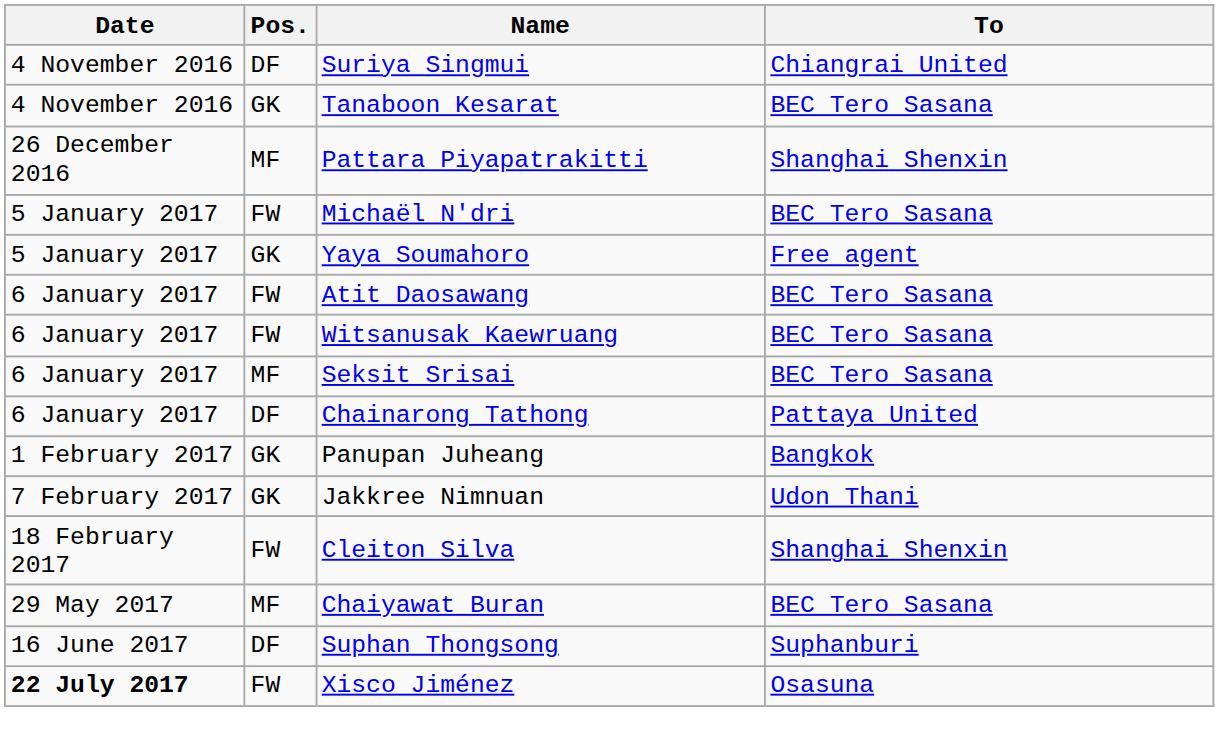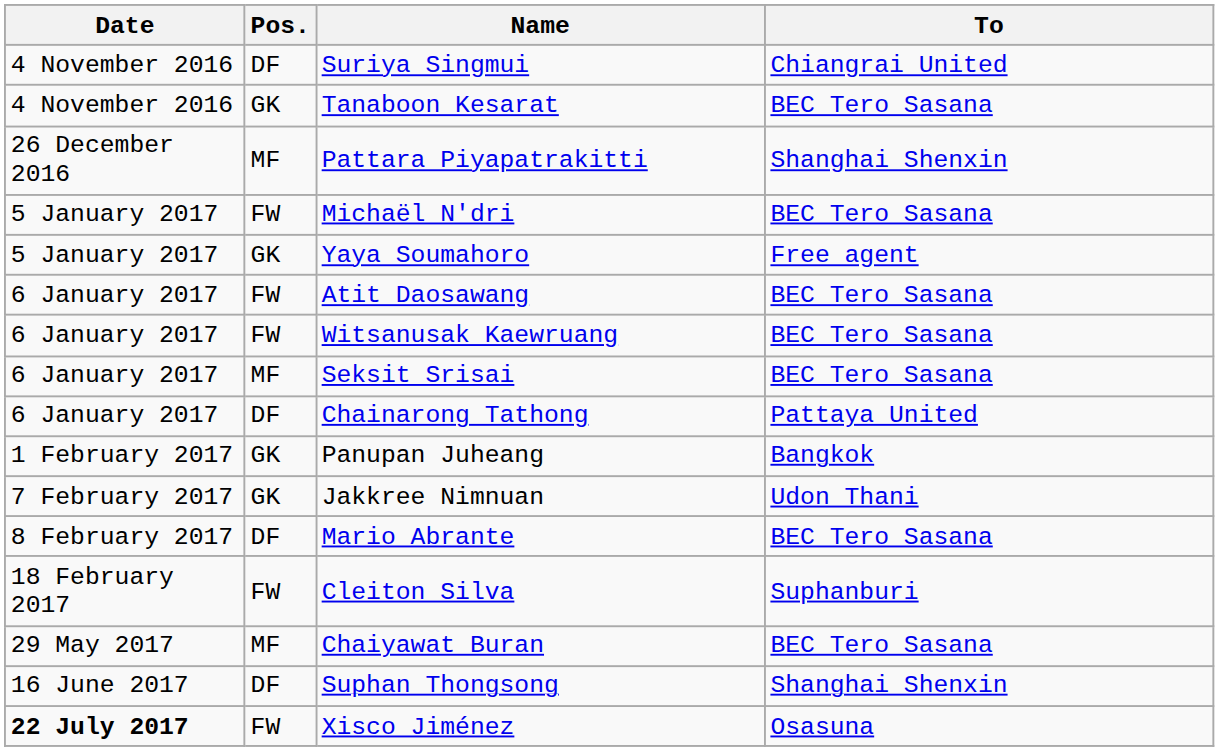+ row: (418, 537)
(889, 551) Shanghai Shenxin -> (845, 591) Suphanburi
(845, 646) Suphanburi -> (889, 686) Shanghai Shenxin
